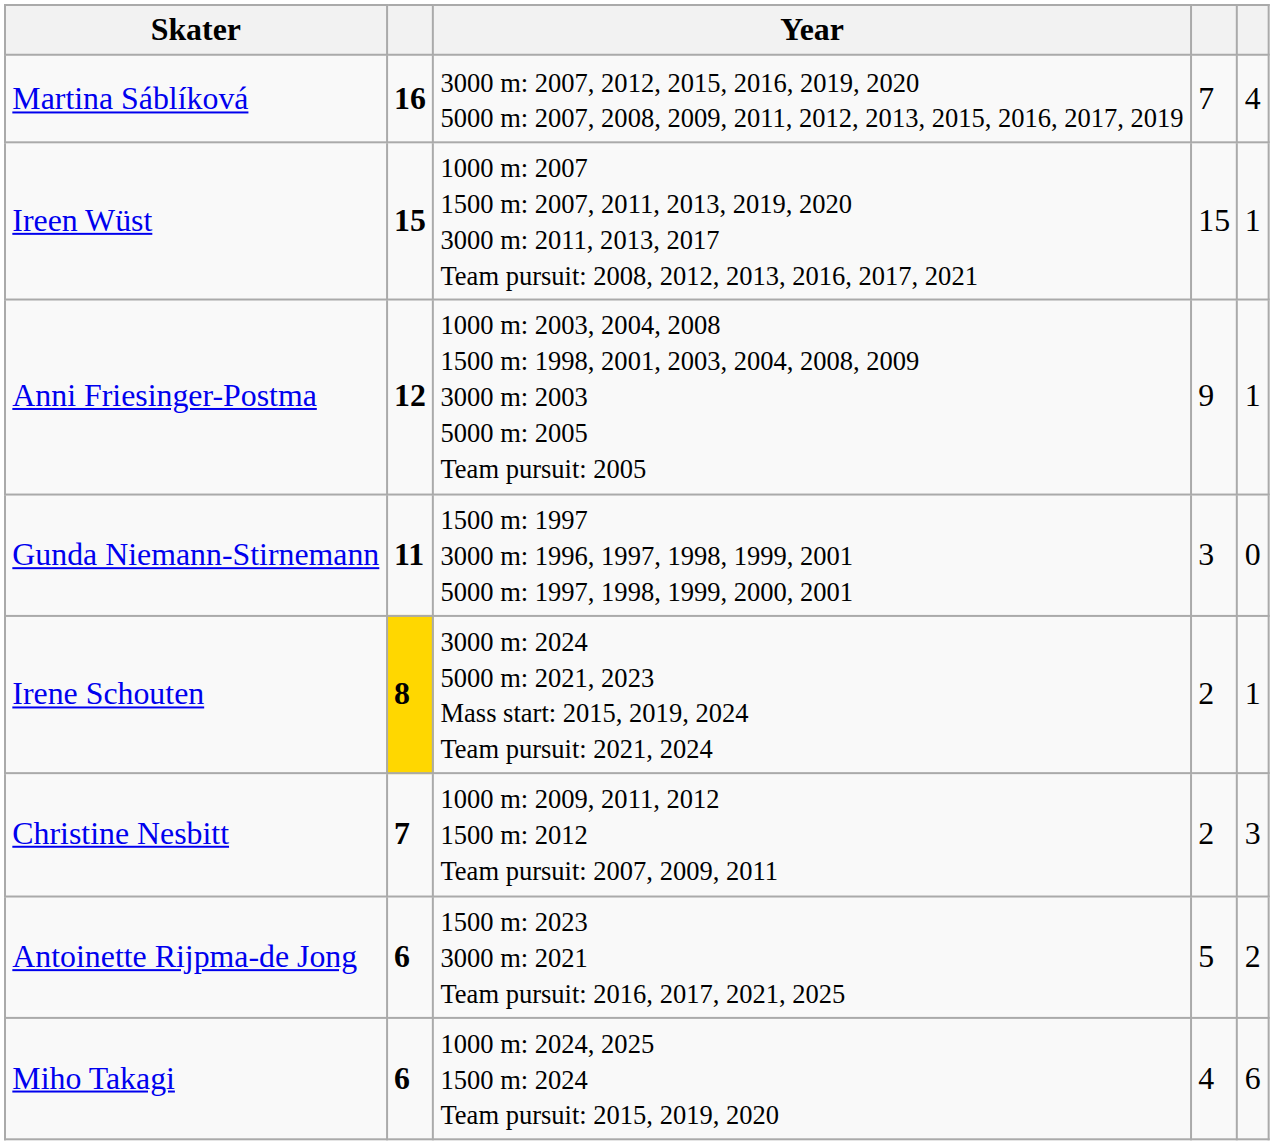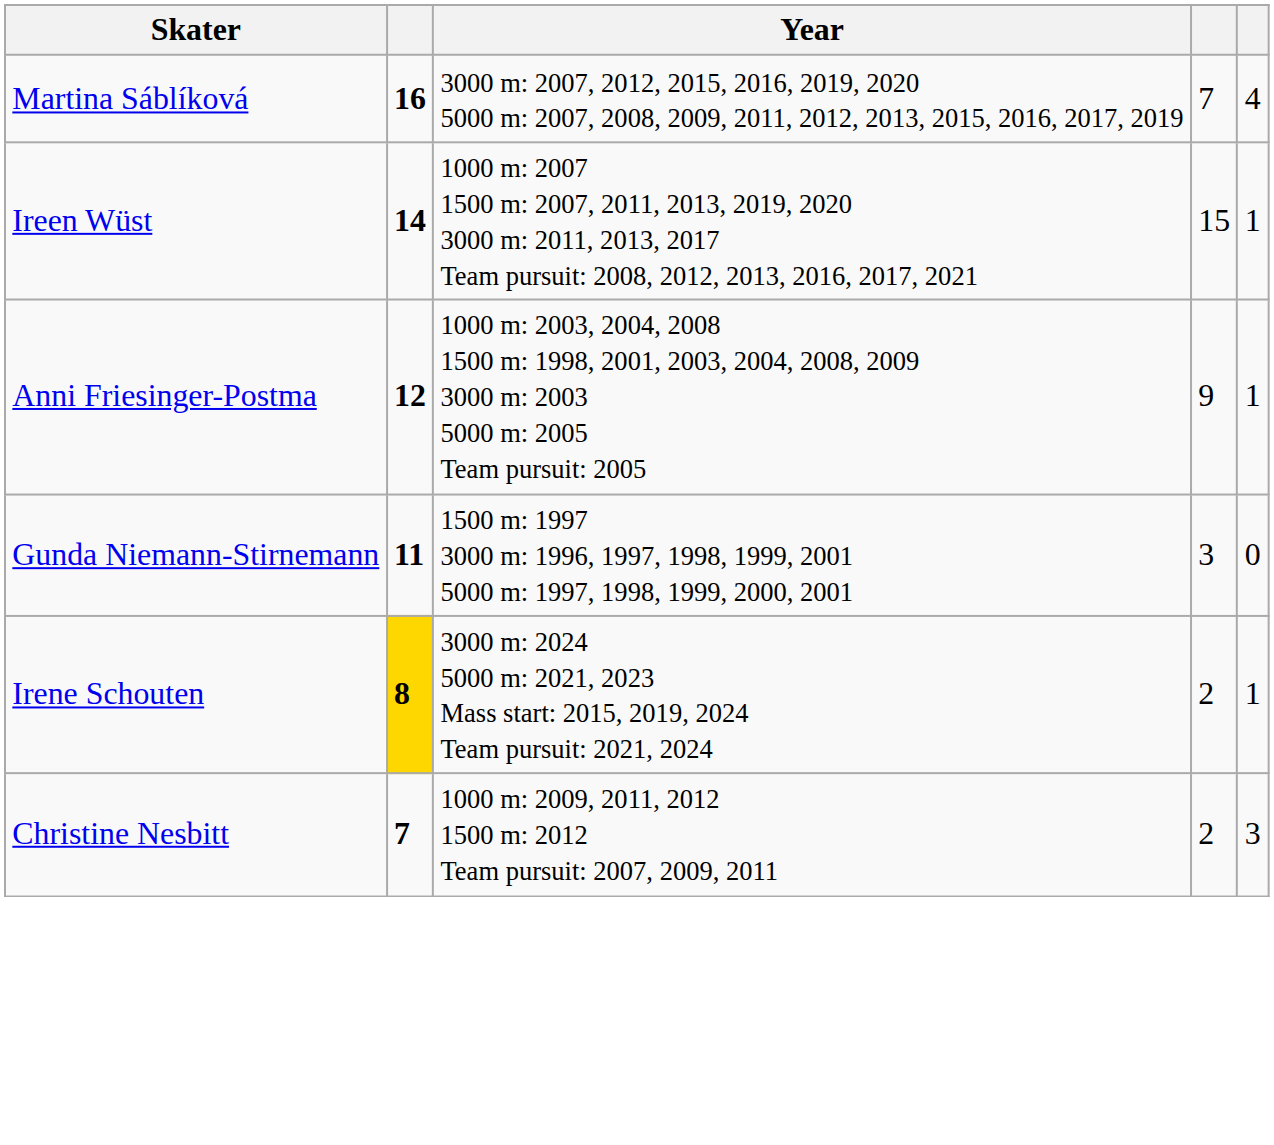(410, 220) 15 -> (410, 220) 14
- row: (185, 956)
- row: (94, 1078)
